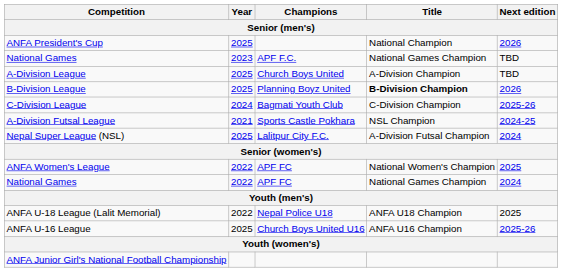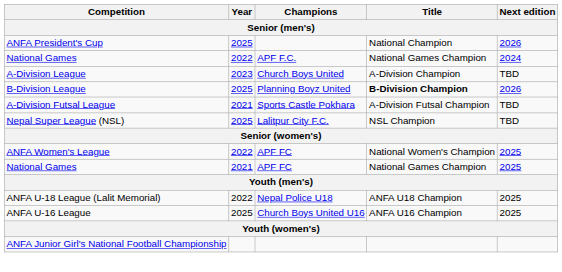(242, 58) 2023 -> (242, 58) 2022
(509, 58) TBD -> (510, 58) 2024
(242, 74) 2025 -> (242, 74) 2023
- row: (46, 105)
(402, 120) NSL Champion -> (429, 105) A-Division Futsal Champion
(517, 120) 2024-25 -> (509, 105) TBD
(429, 136) A-Division Futsal Champion -> (402, 120) NSL Champion
(510, 136) 2024 -> (509, 120) TBD
(242, 182) 2022 -> (242, 167) 2021
(510, 182) 2024 -> (510, 167) 2025
(517, 228) 2025-26 -> (510, 213) 2025
